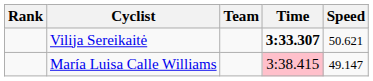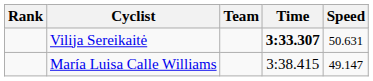(346, 41) 50.621 -> (346, 41) 50.631
(293, 64) pink background -> (293, 64) no background
